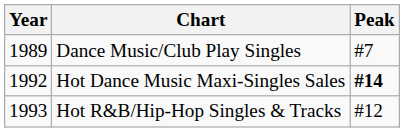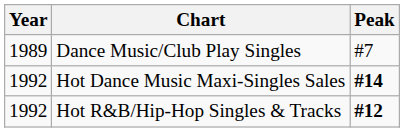(28, 111) 1993 -> (28, 111) 1992
(369, 111) normal -> (369, 111) bold
